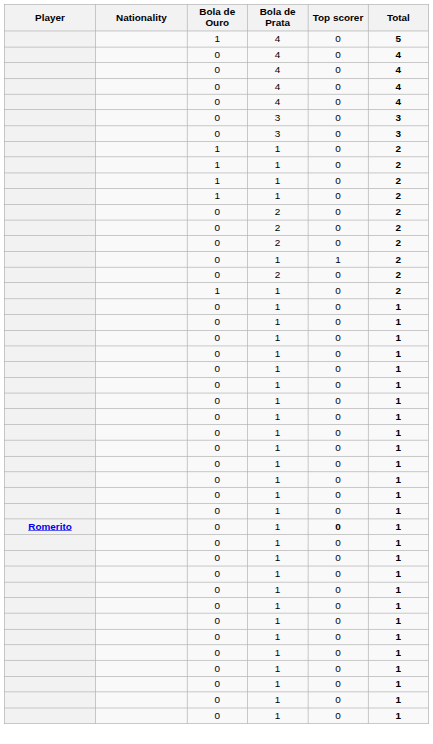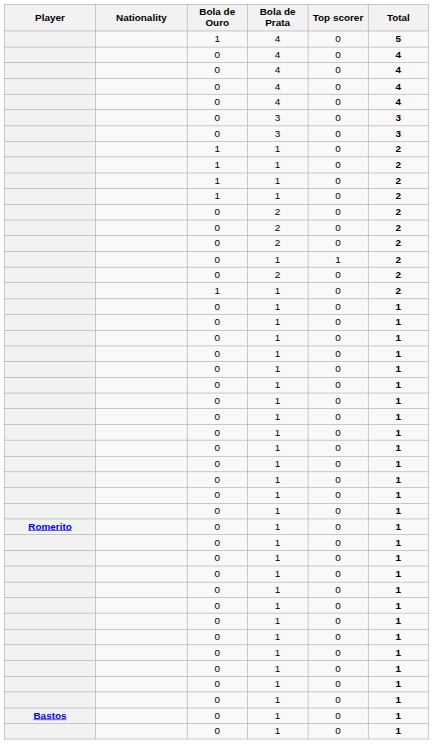(338, 526) bold -> (338, 526) normal
+ row: (50, 715)
